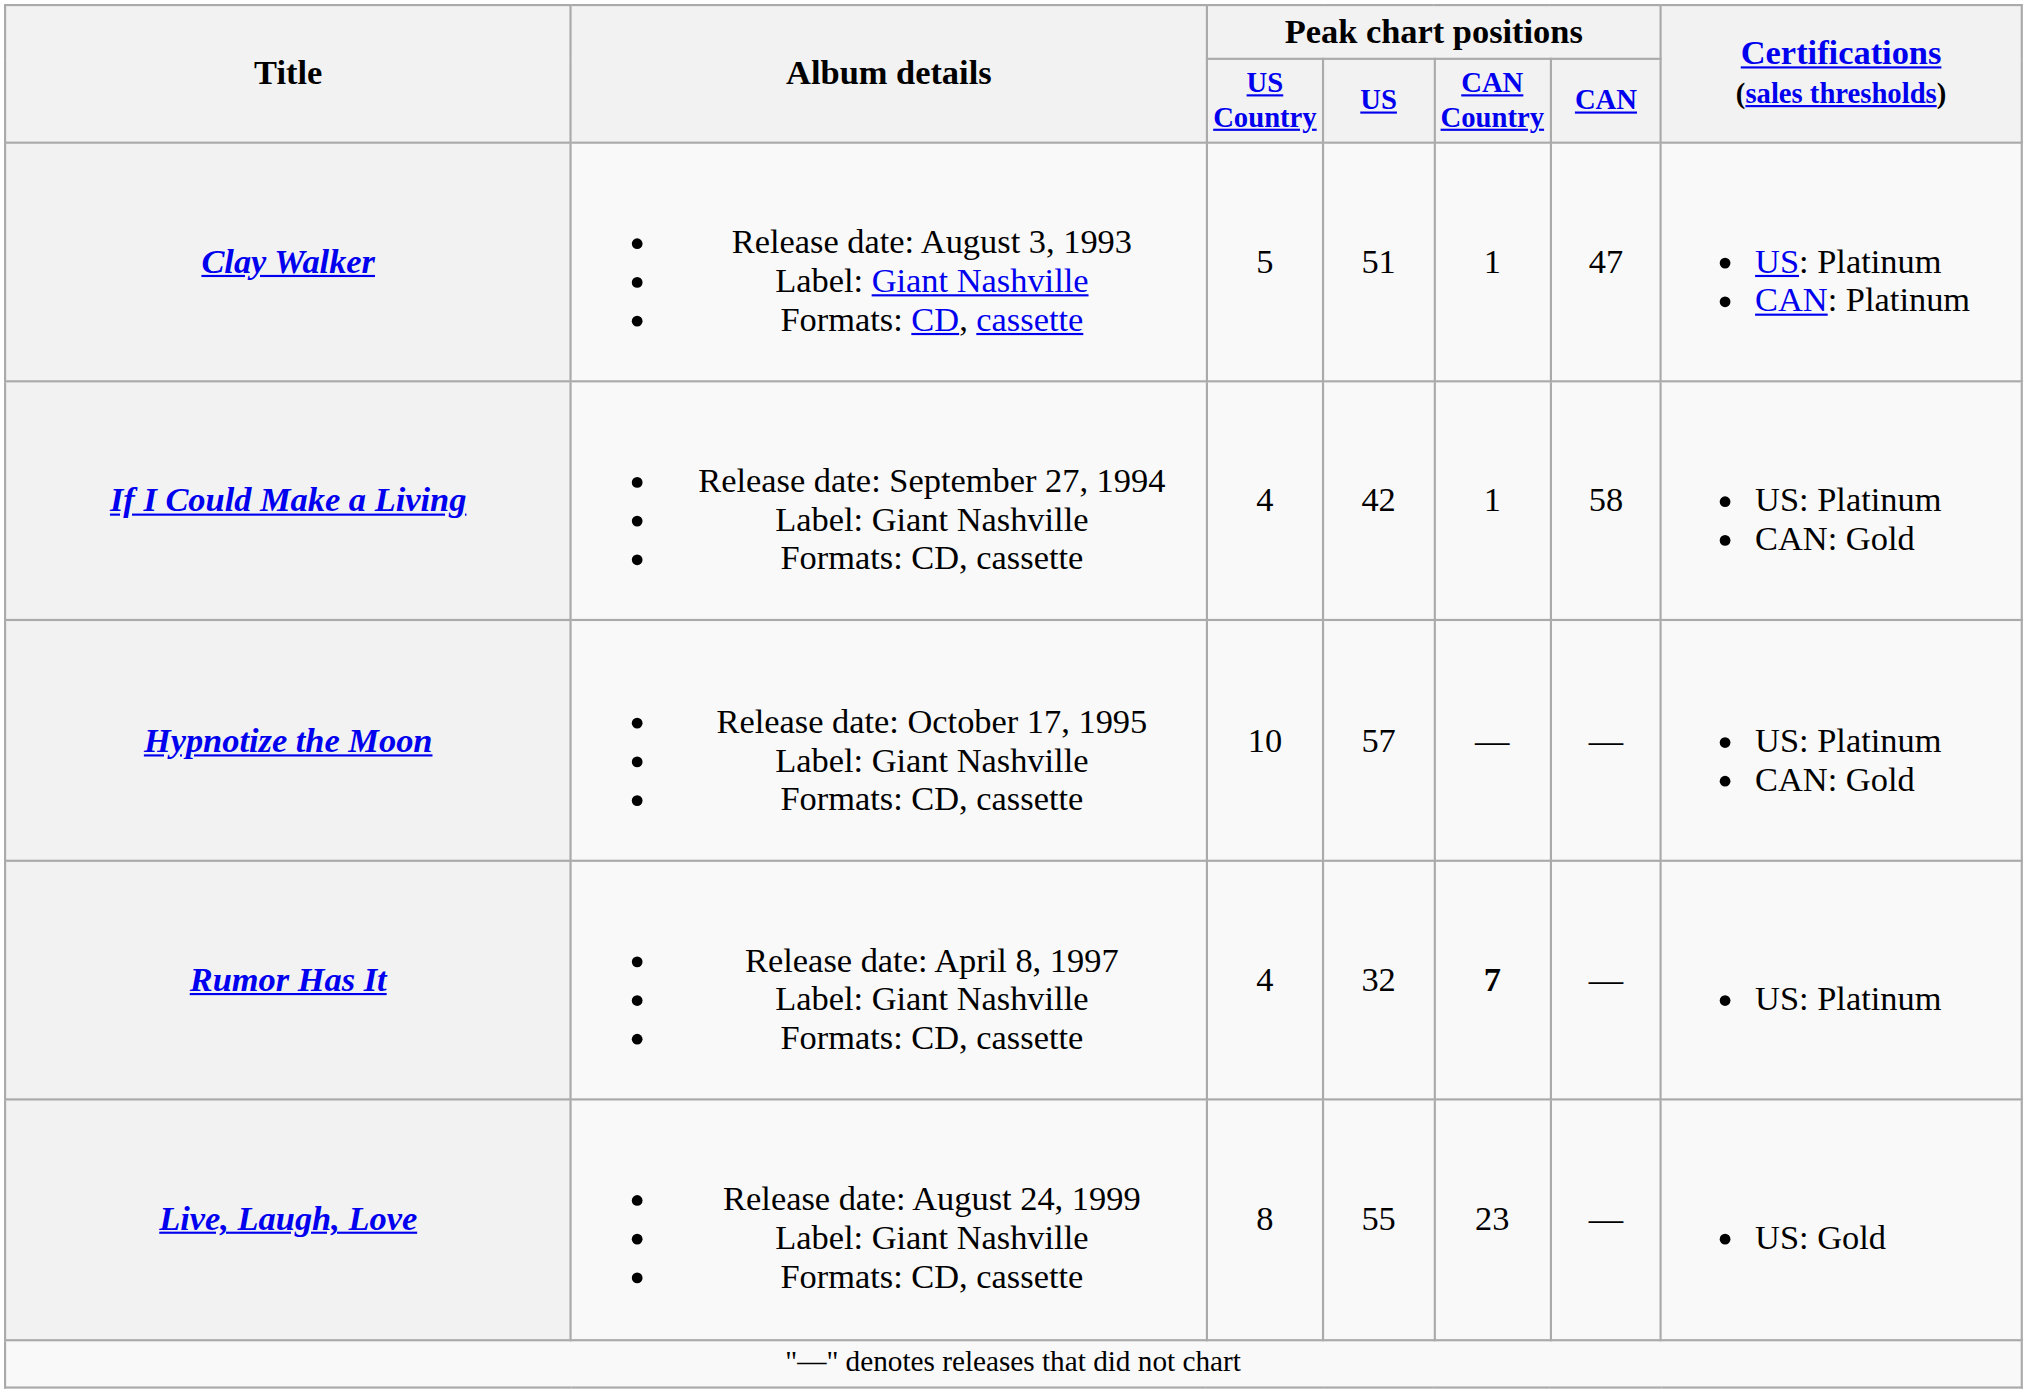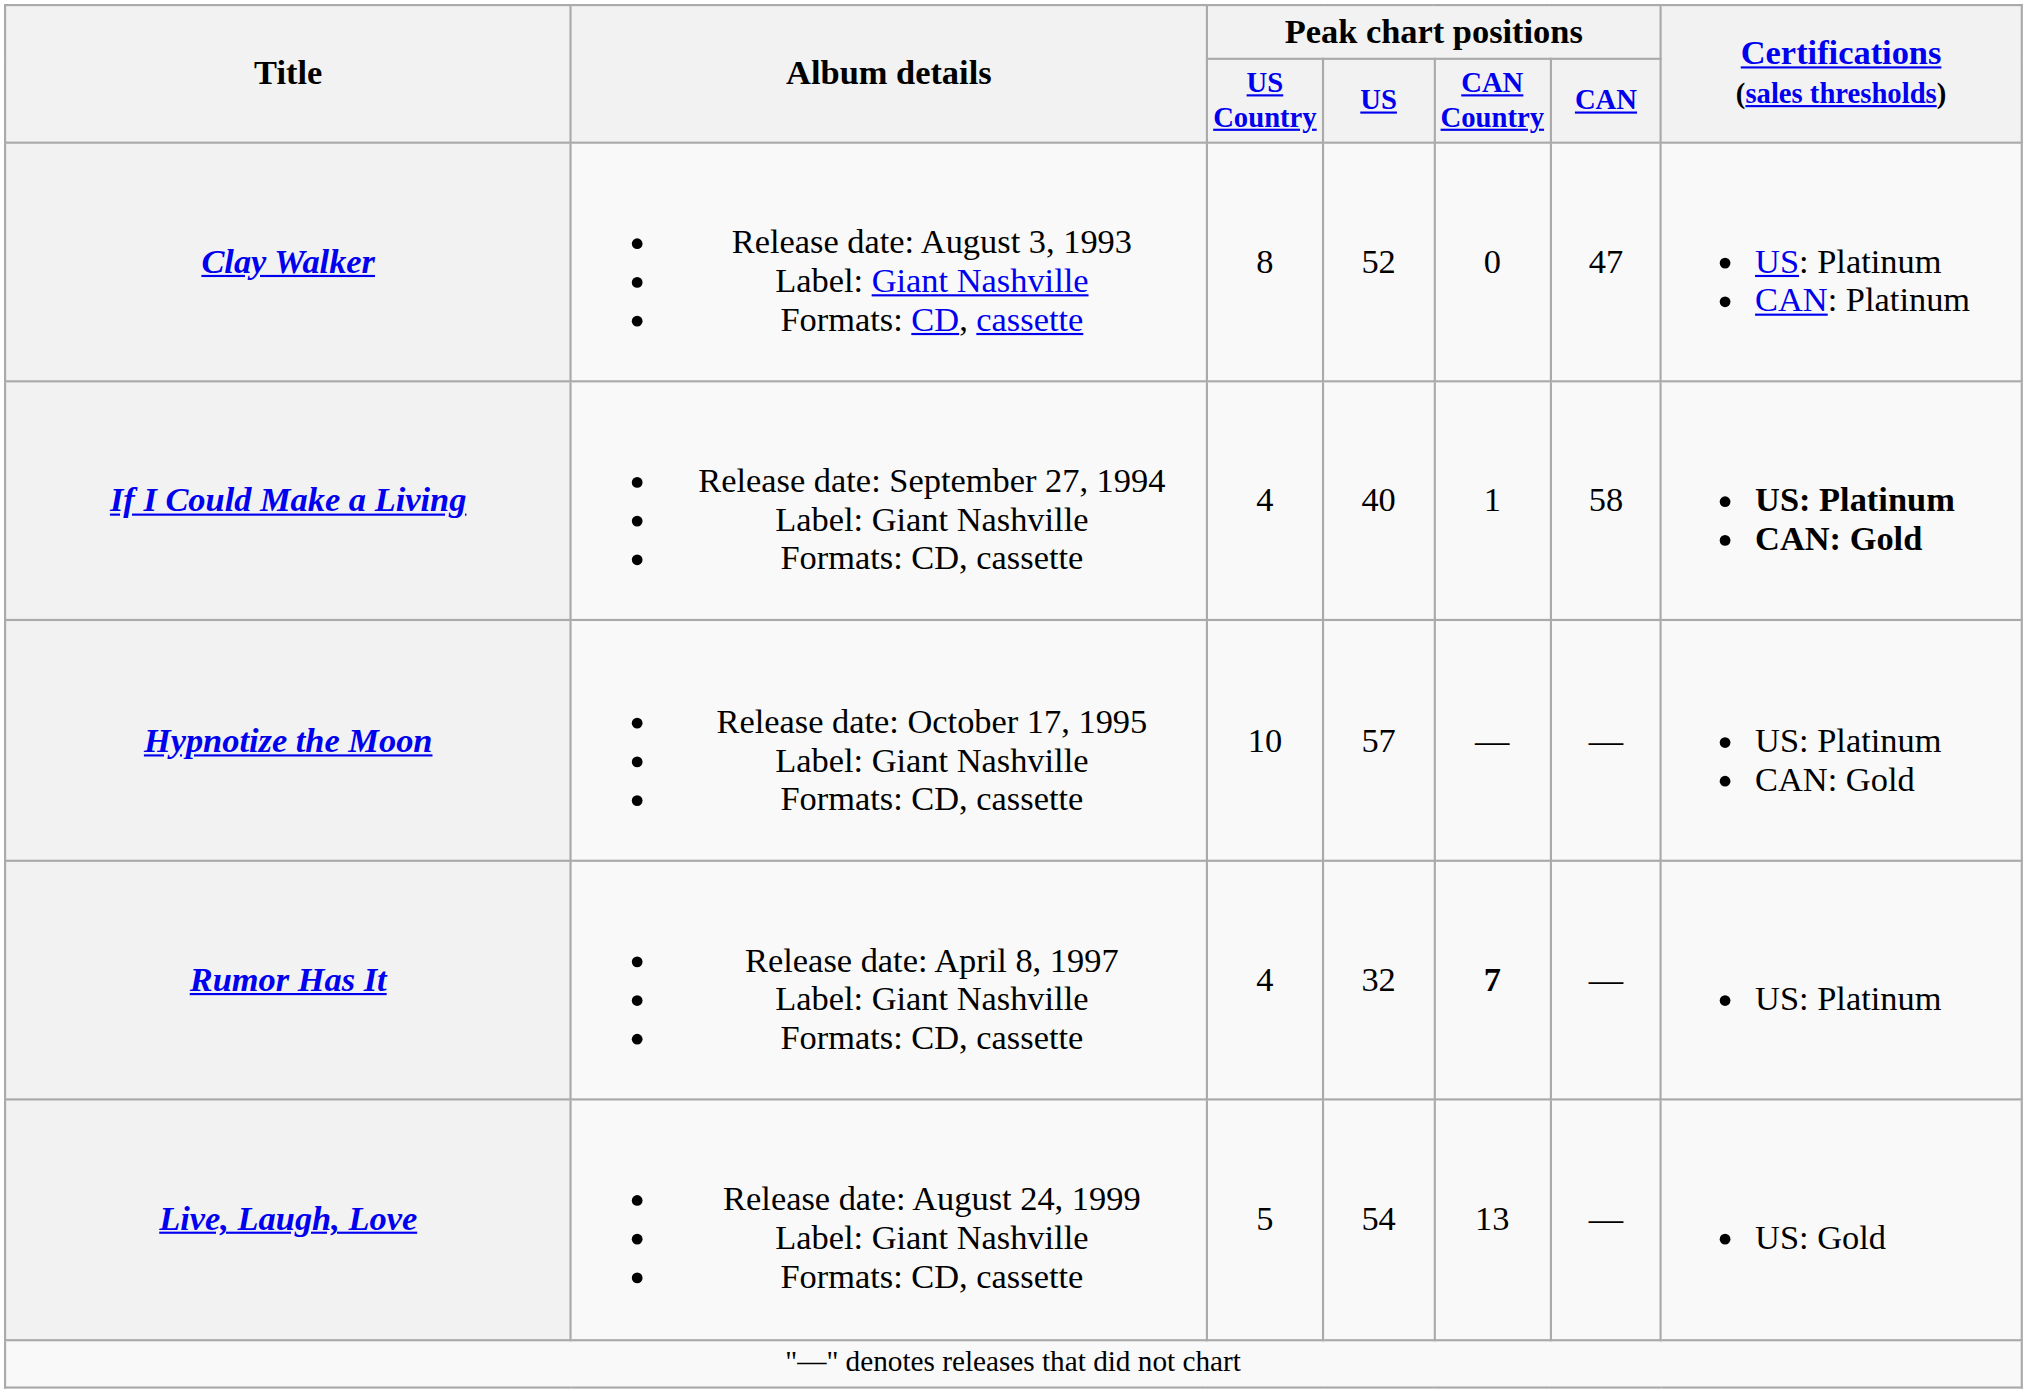(1265, 261) 5 -> (1265, 261) 8
(1379, 261) 51 -> (1379, 261) 52
(1492, 261) 1 -> (1492, 261) 0
(1379, 500) 42 -> (1379, 500) 40
(1841, 521) normal -> (1841, 521) bold
(1265, 1218) 8 -> (1265, 1218) 5
(1379, 1218) 55 -> (1379, 1218) 54
(1492, 1218) 23 -> (1492, 1218) 13
